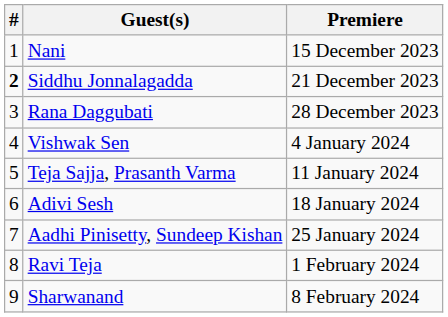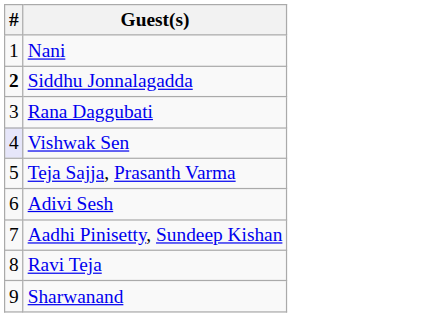- column: (365, 19)
(14, 142) no background -> (14, 142) lavender background
